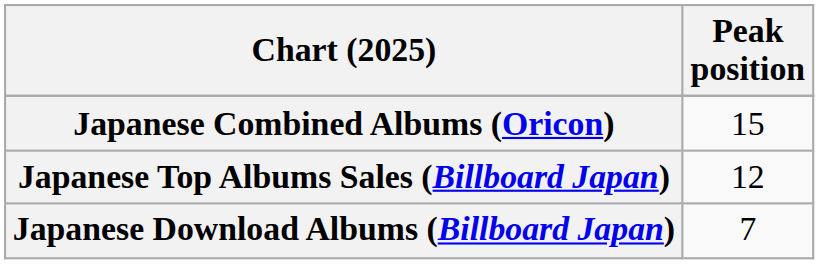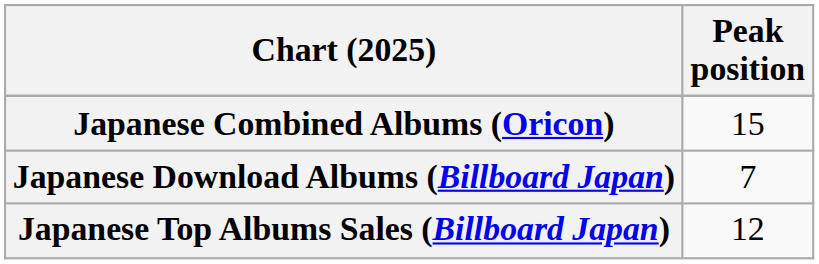rows swapped: (344, 229) <-> (344, 176)
